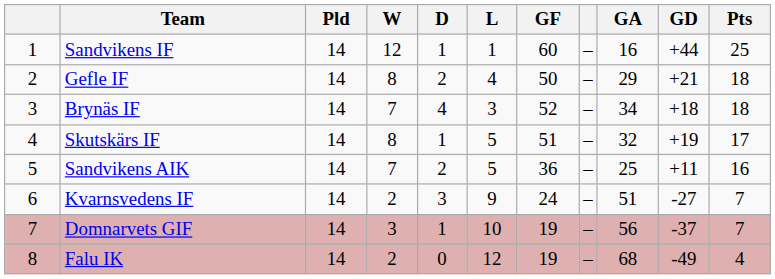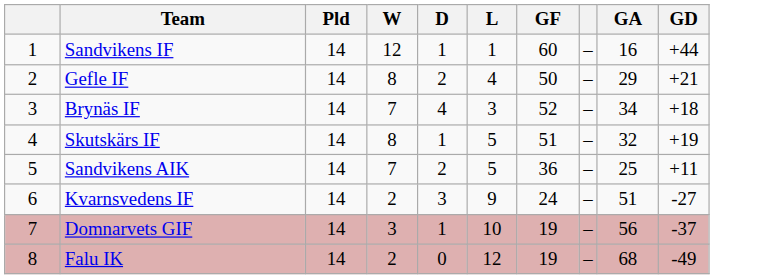- column: (740, 19)
